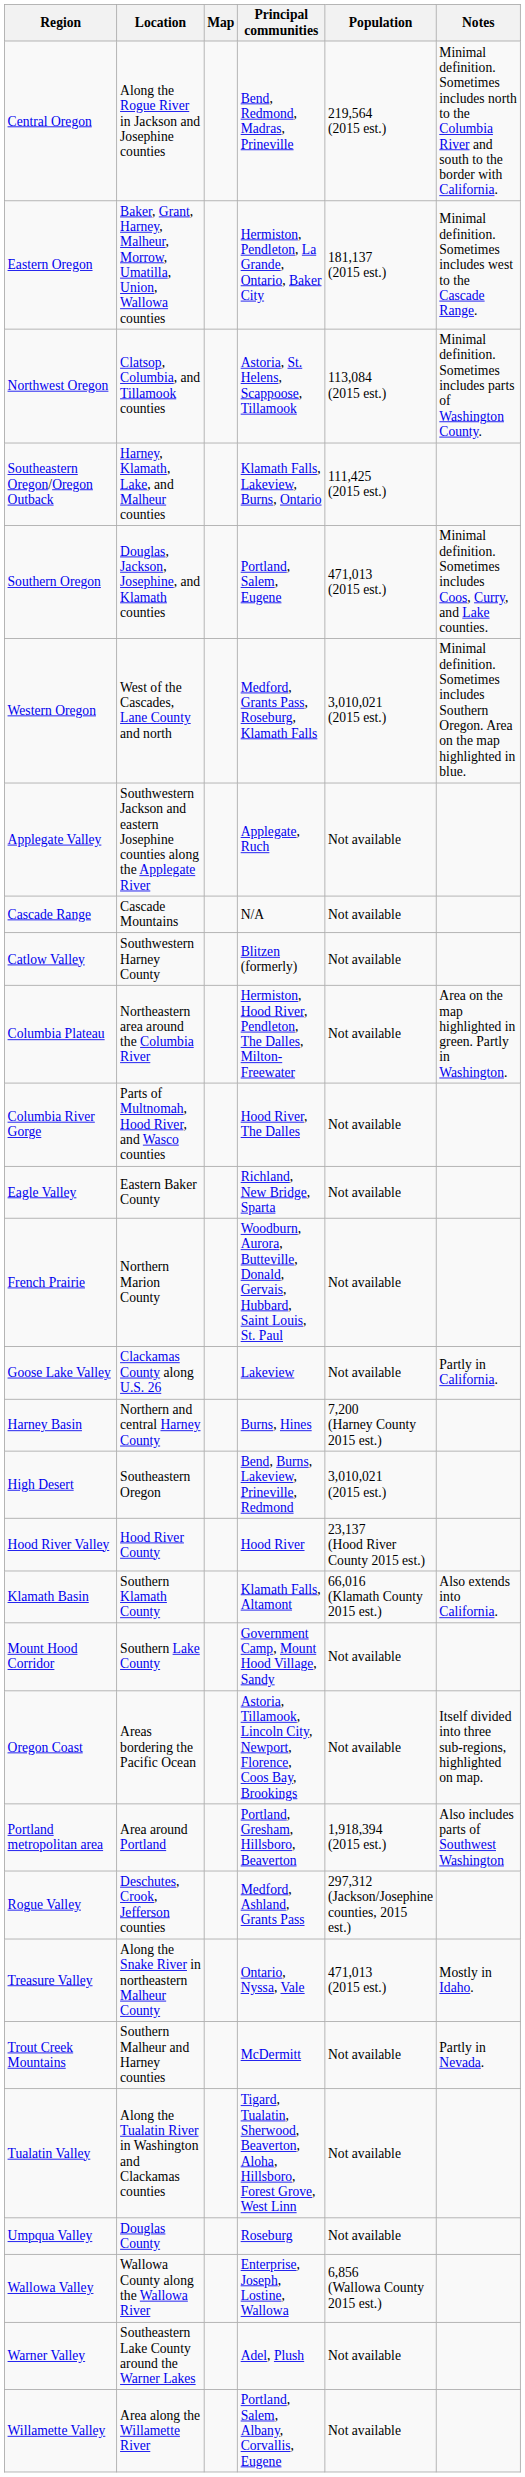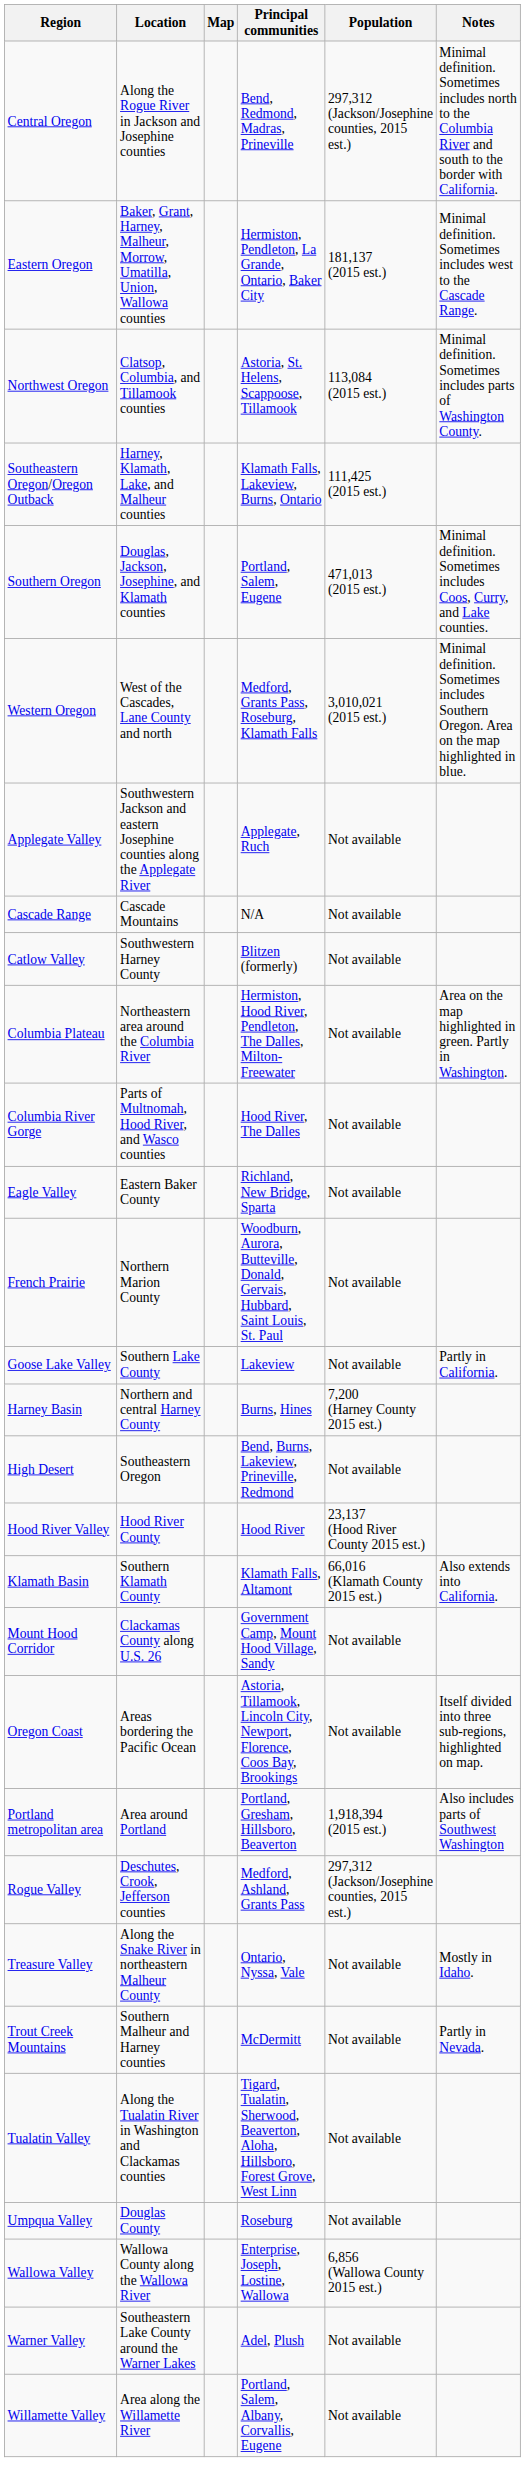(357, 121) 219,564 (2015 est.) -> (381, 121) 297,312 (Jackson/Josephine counties, 2015 est.)
(157, 1372) Clackamas County along U.S. 26 -> (160, 1365) Southern Lake County
(357, 1484) 3,010,021 (2015 est.) -> (364, 1469) Not available
(160, 1656) Southern Lake County -> (157, 1641) Clackamas County along U.S. 26
(357, 1980) 471,013 (2015 est.) -> (364, 1964) Not available
